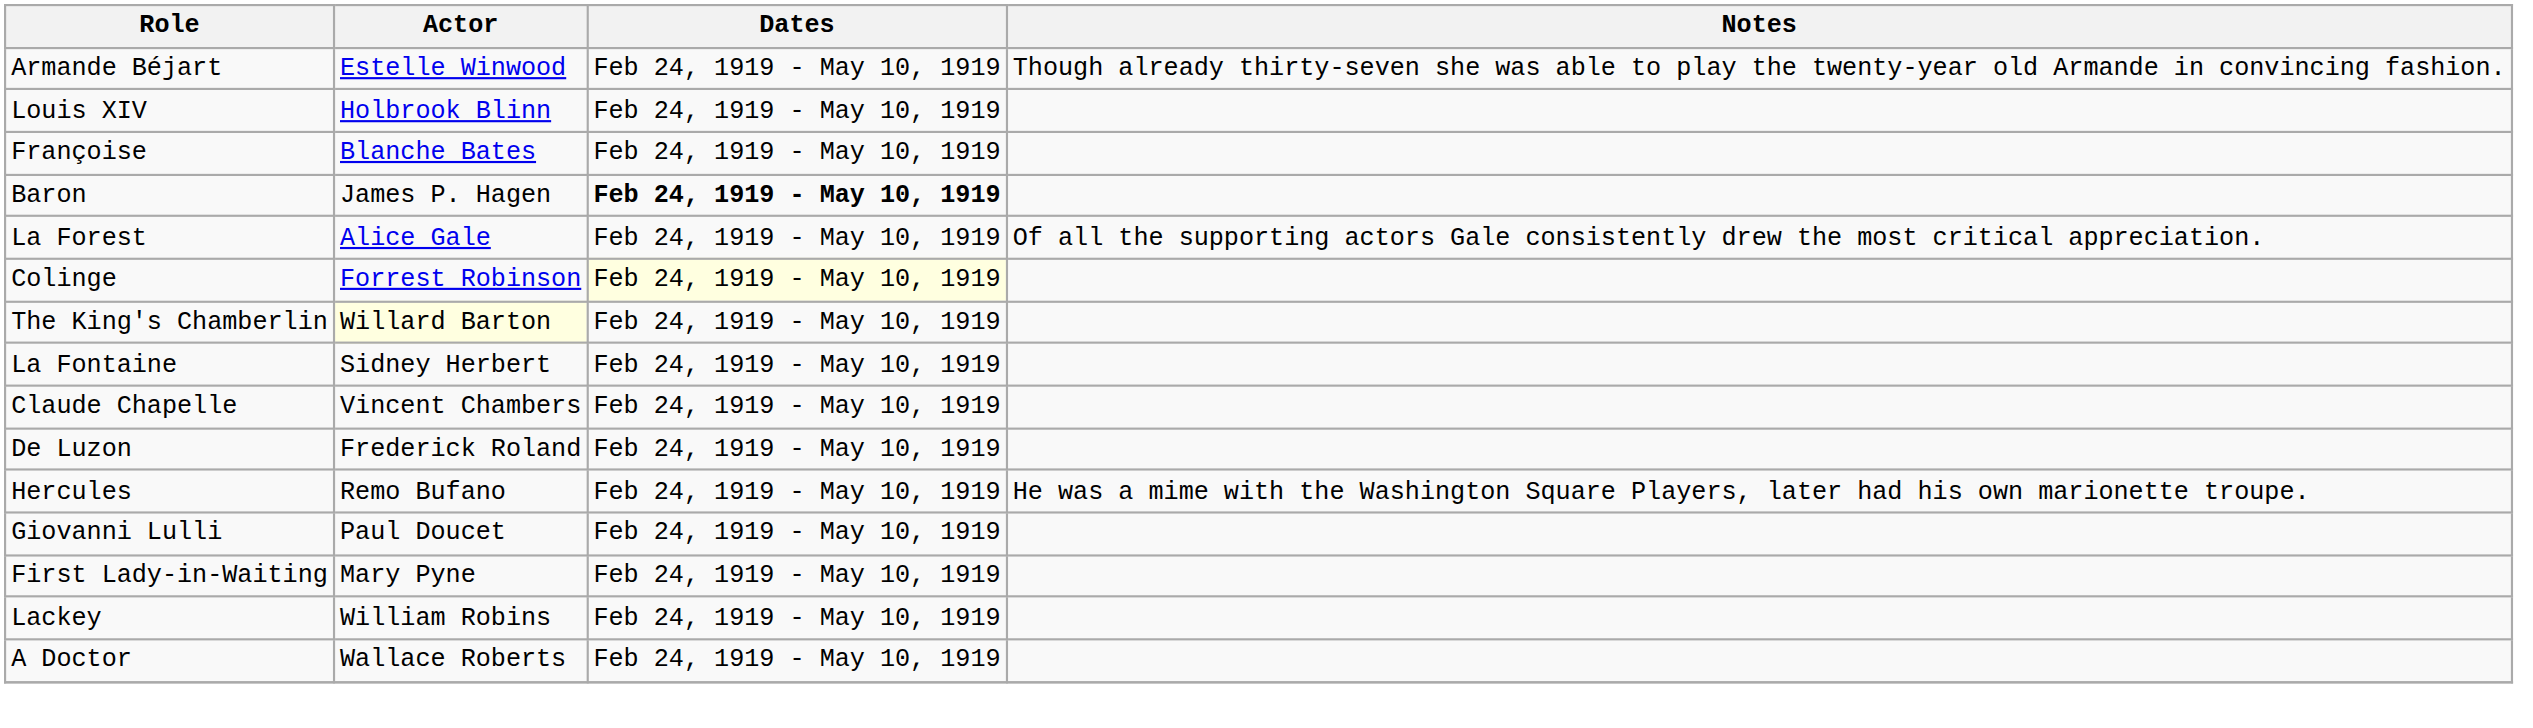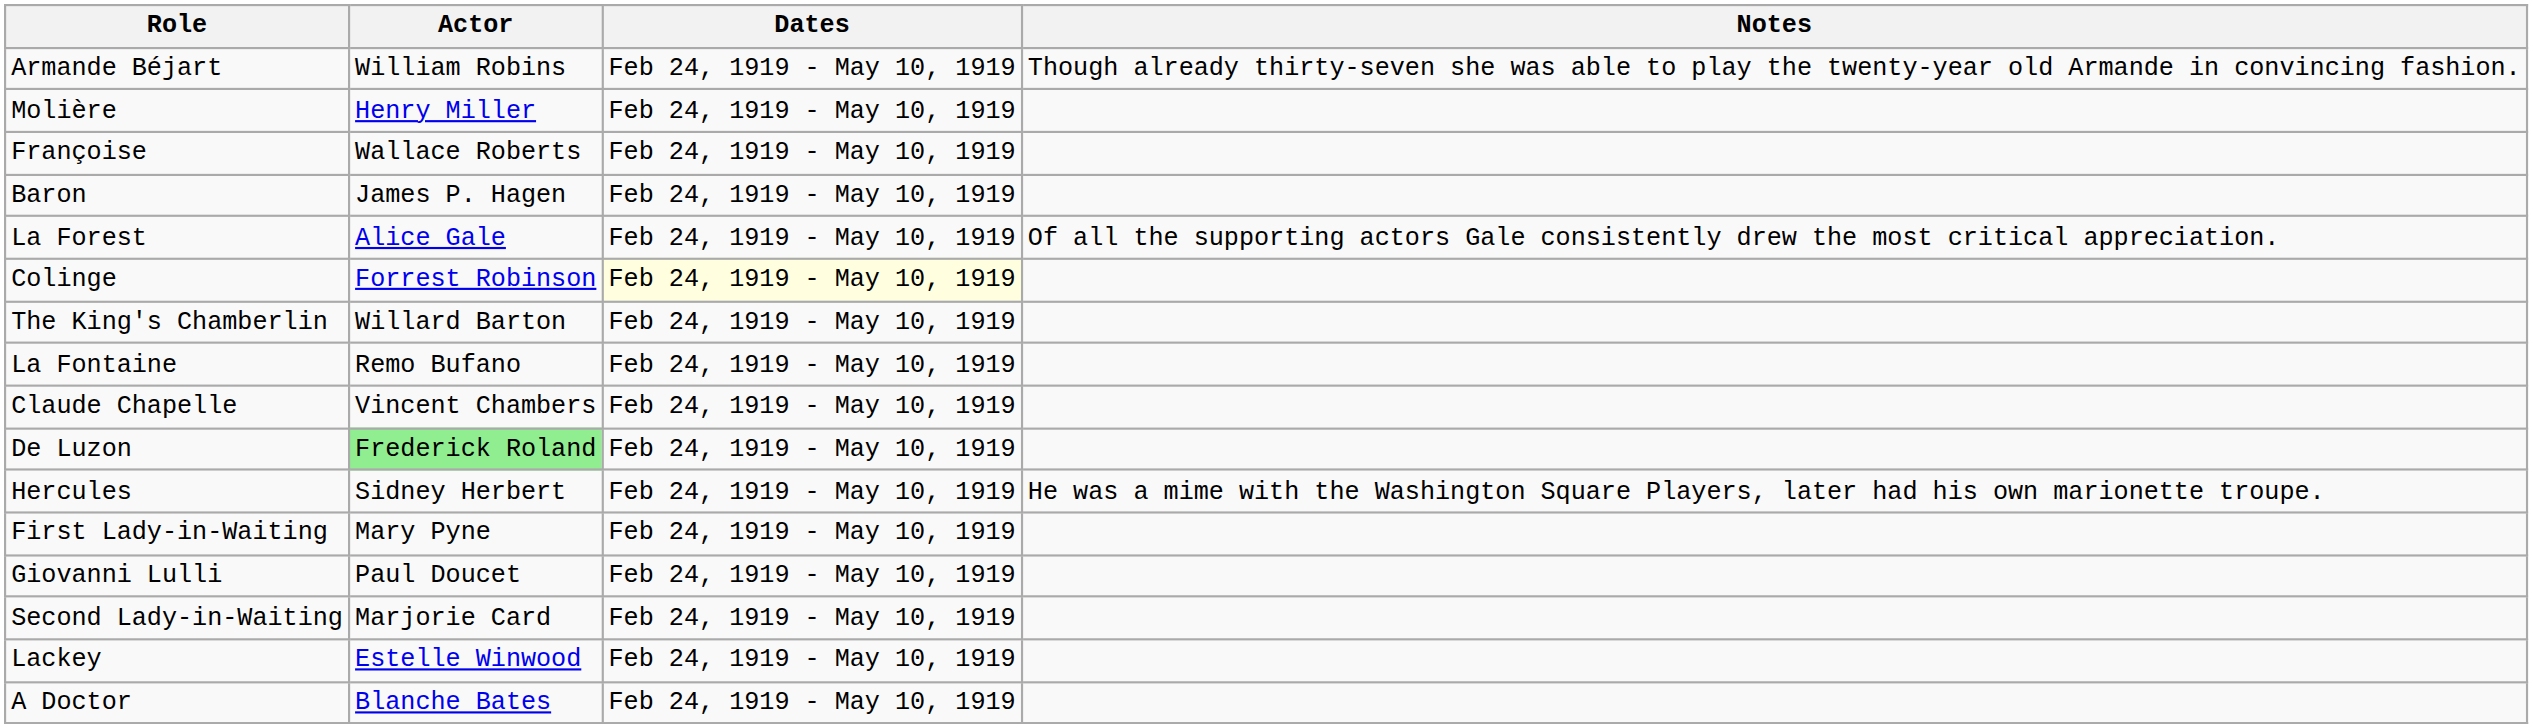(453, 68) Estelle Winwood -> (461, 68) William Robins
+ row: (64, 110)
- row: (79, 110)
(438, 153) Blanche Bates -> (468, 153) Wallace Roberts
(797, 195) bold -> (812, 195) normal
(446, 322) lightyellow background -> (461, 322) no background
(446, 364) Sidney Herbert -> (438, 364) Remo Bufano
(461, 449) no background -> (476, 449) lightgreen background
(423, 491) Remo Bufano -> (461, 491) Sidney Herbert
rows swapped: (117, 533) <-> (169, 575)
+ row: (177, 618)
(446, 618) William Robins -> (468, 660) Estelle Winwood
(453, 660) Wallace Roberts -> (453, 702) Blanche Bates
